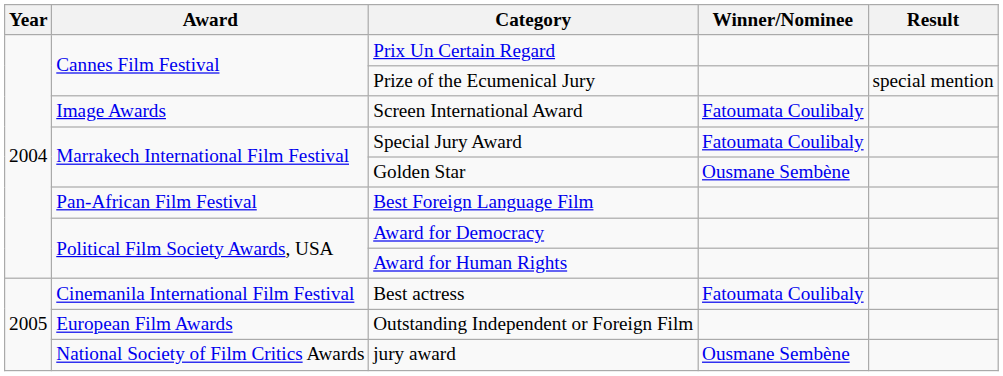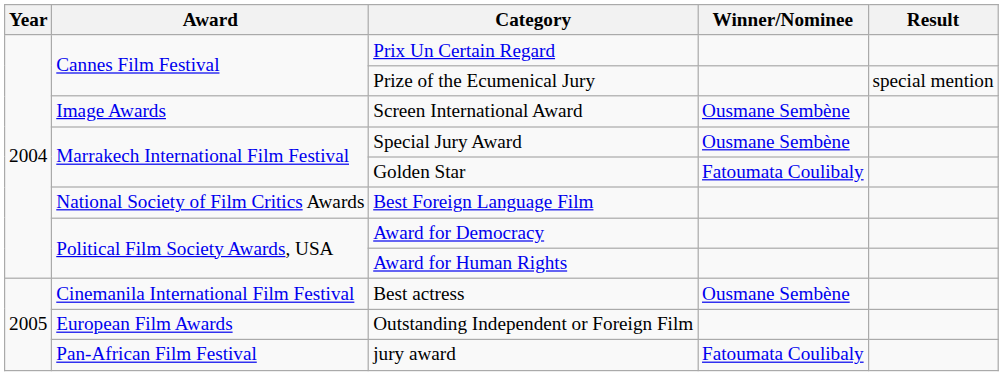(783, 111) Fatoumata Coulibaly -> (776, 111) Ousmane Sembène
(783, 141) Fatoumata Coulibaly -> (776, 141) Ousmane Sembène
(776, 171) Ousmane Sembène -> (783, 171) Fatoumata Coulibaly
(157, 202) Pan-African Film Festival -> (210, 202) National Society of Film Critics Awards
(783, 293) Fatoumata Coulibaly -> (776, 293) Ousmane Sembène
(210, 354) National Society of Film Critics Awards -> (157, 354) Pan-African Film Festival
(776, 354) Ousmane Sembène -> (783, 354) Fatoumata Coulibaly
